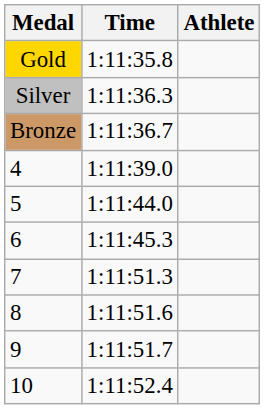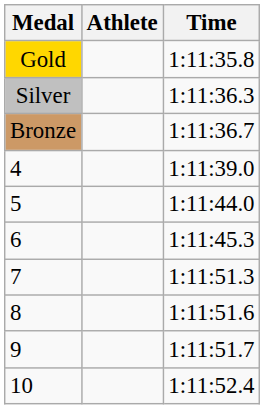columns swapped: (219, 22) <-> (130, 22)
